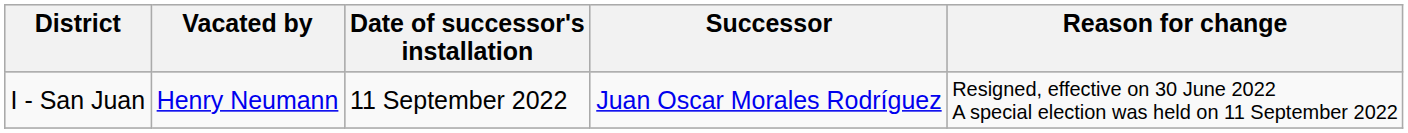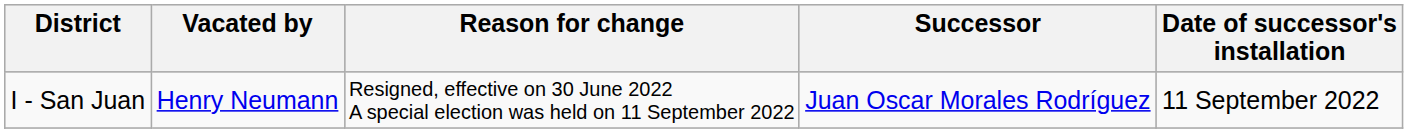columns swapped: (1175, 24) <-> (467, 38)
